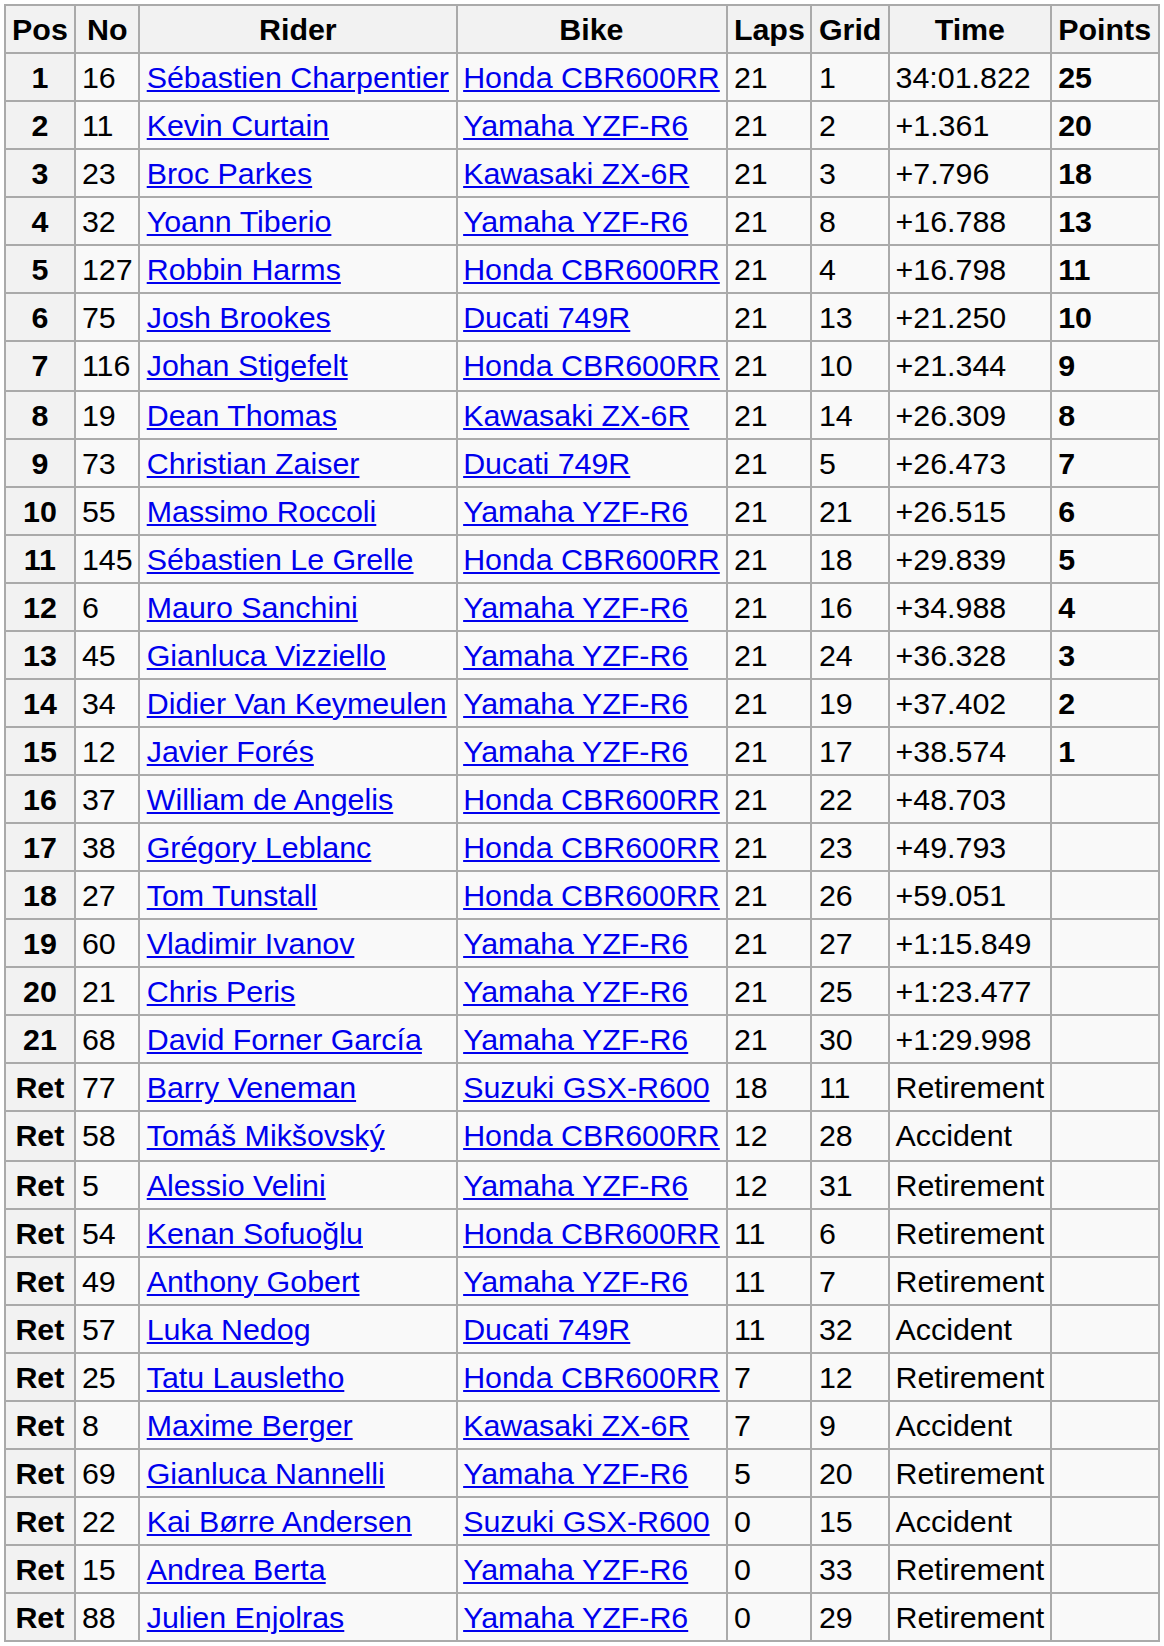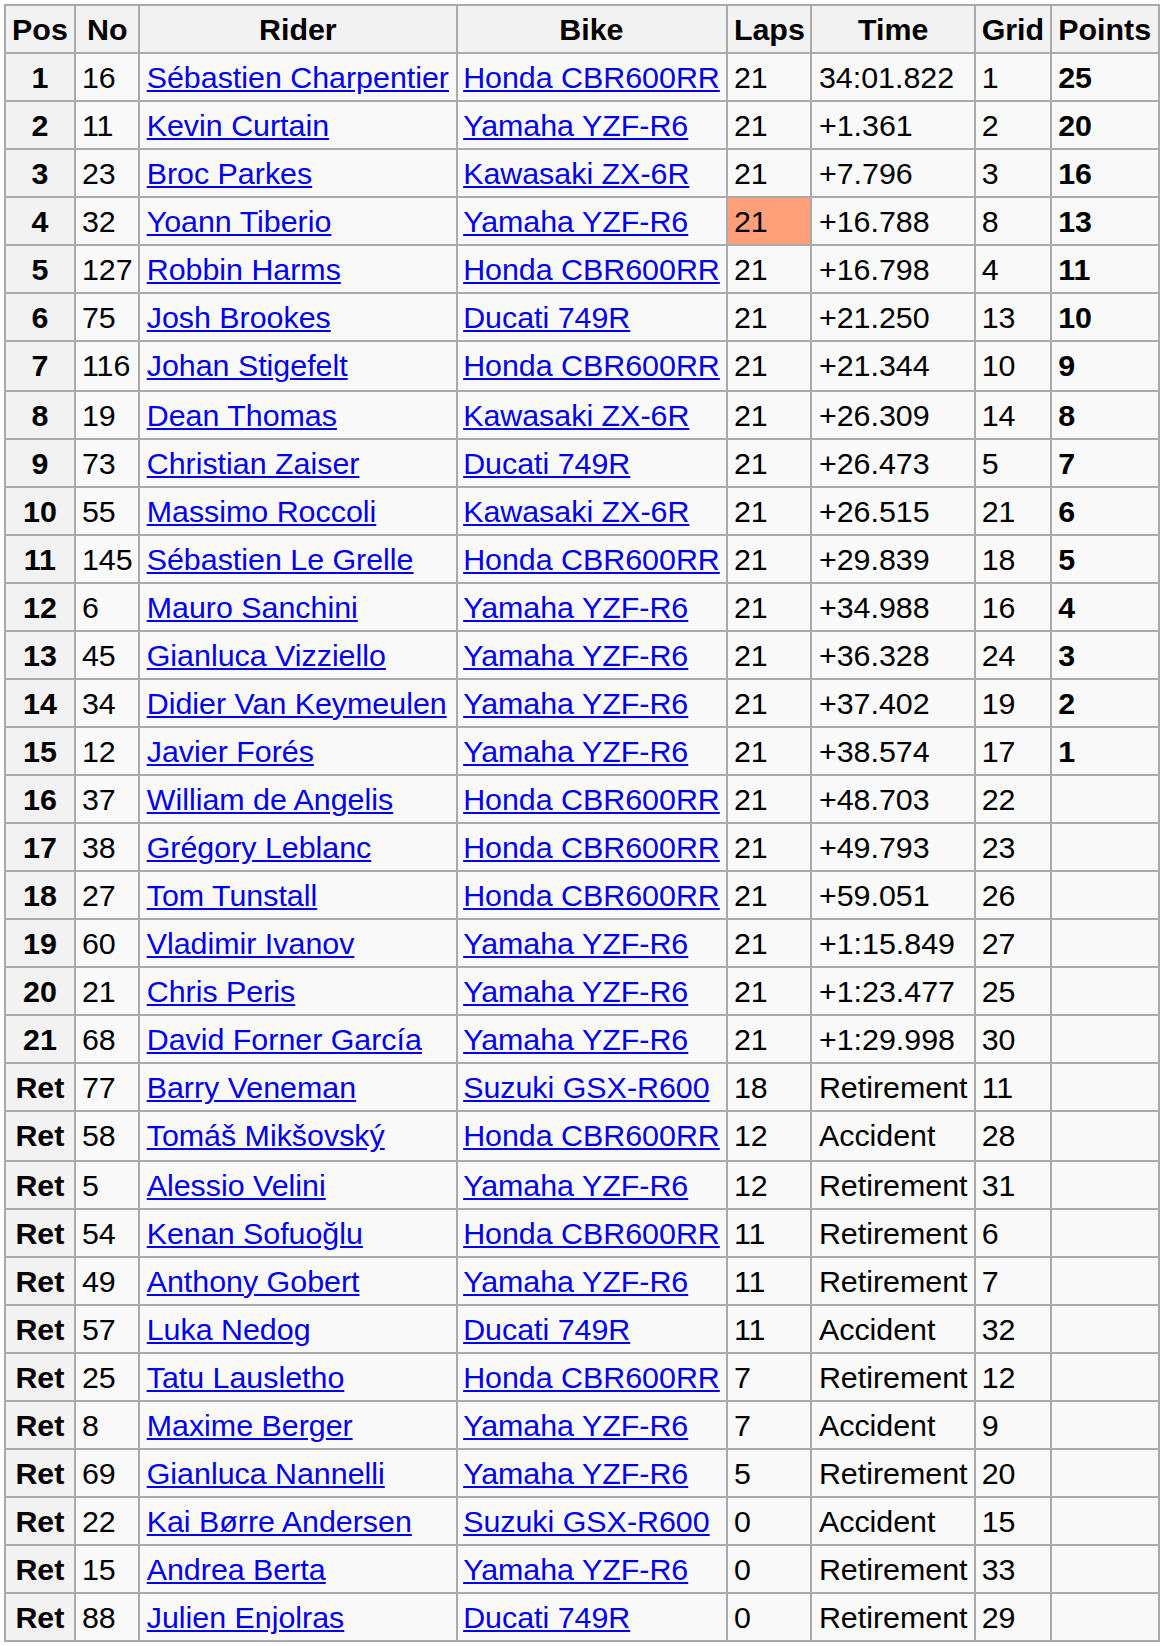columns swapped: (970, 29) <-> (850, 29)
(1075, 174) 18 -> (1075, 174) 16
(751, 222) no background -> (751, 222) lightsalmon background
(576, 510) Yamaha YZF-R6 -> (576, 510) Kawasaki ZX-6R
(576, 1425) Kawasaki ZX-6R -> (576, 1425) Yamaha YZF-R6
(576, 1617) Yamaha YZF-R6 -> (547, 1617) Ducati 749R
